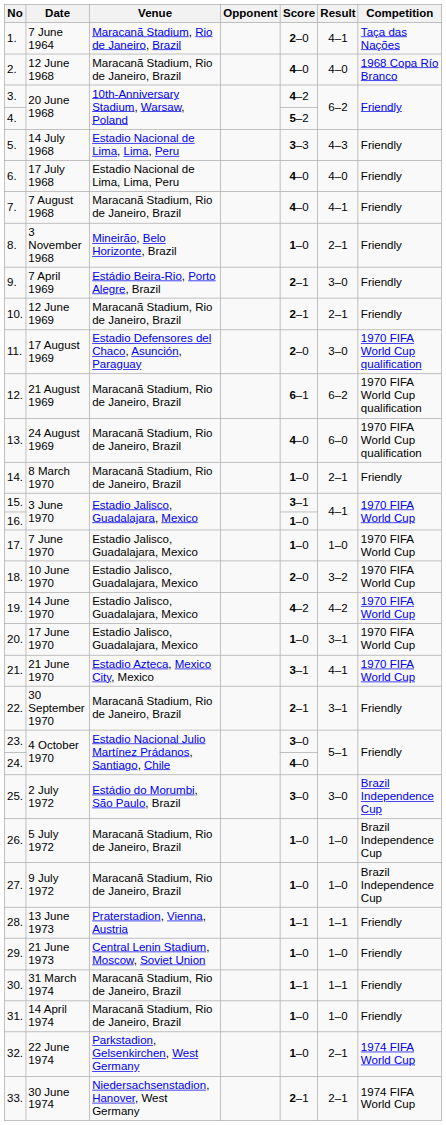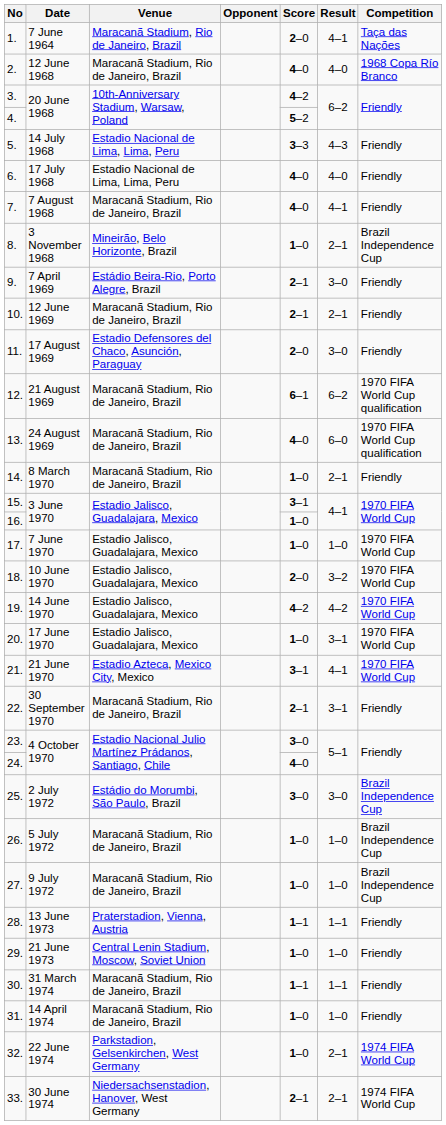(381, 245) Friendly -> (397, 245) Brazil Independence Cup
(391, 351) 1970 FIFA World Cup qualification -> (381, 351) Friendly
